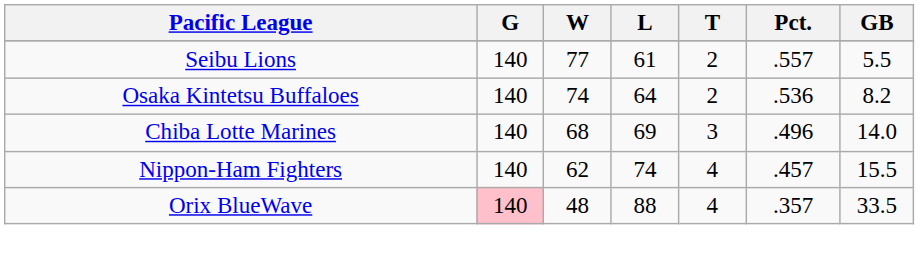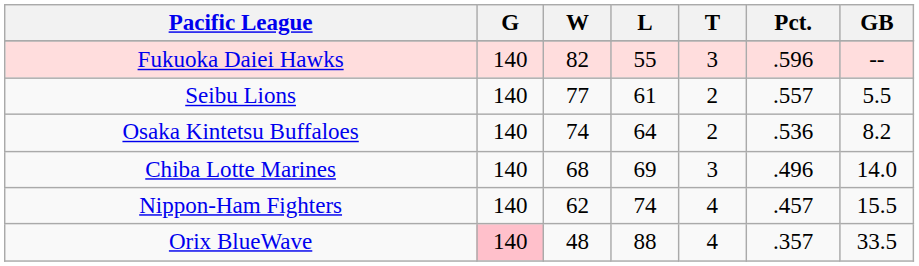+ row: (241, 59)
